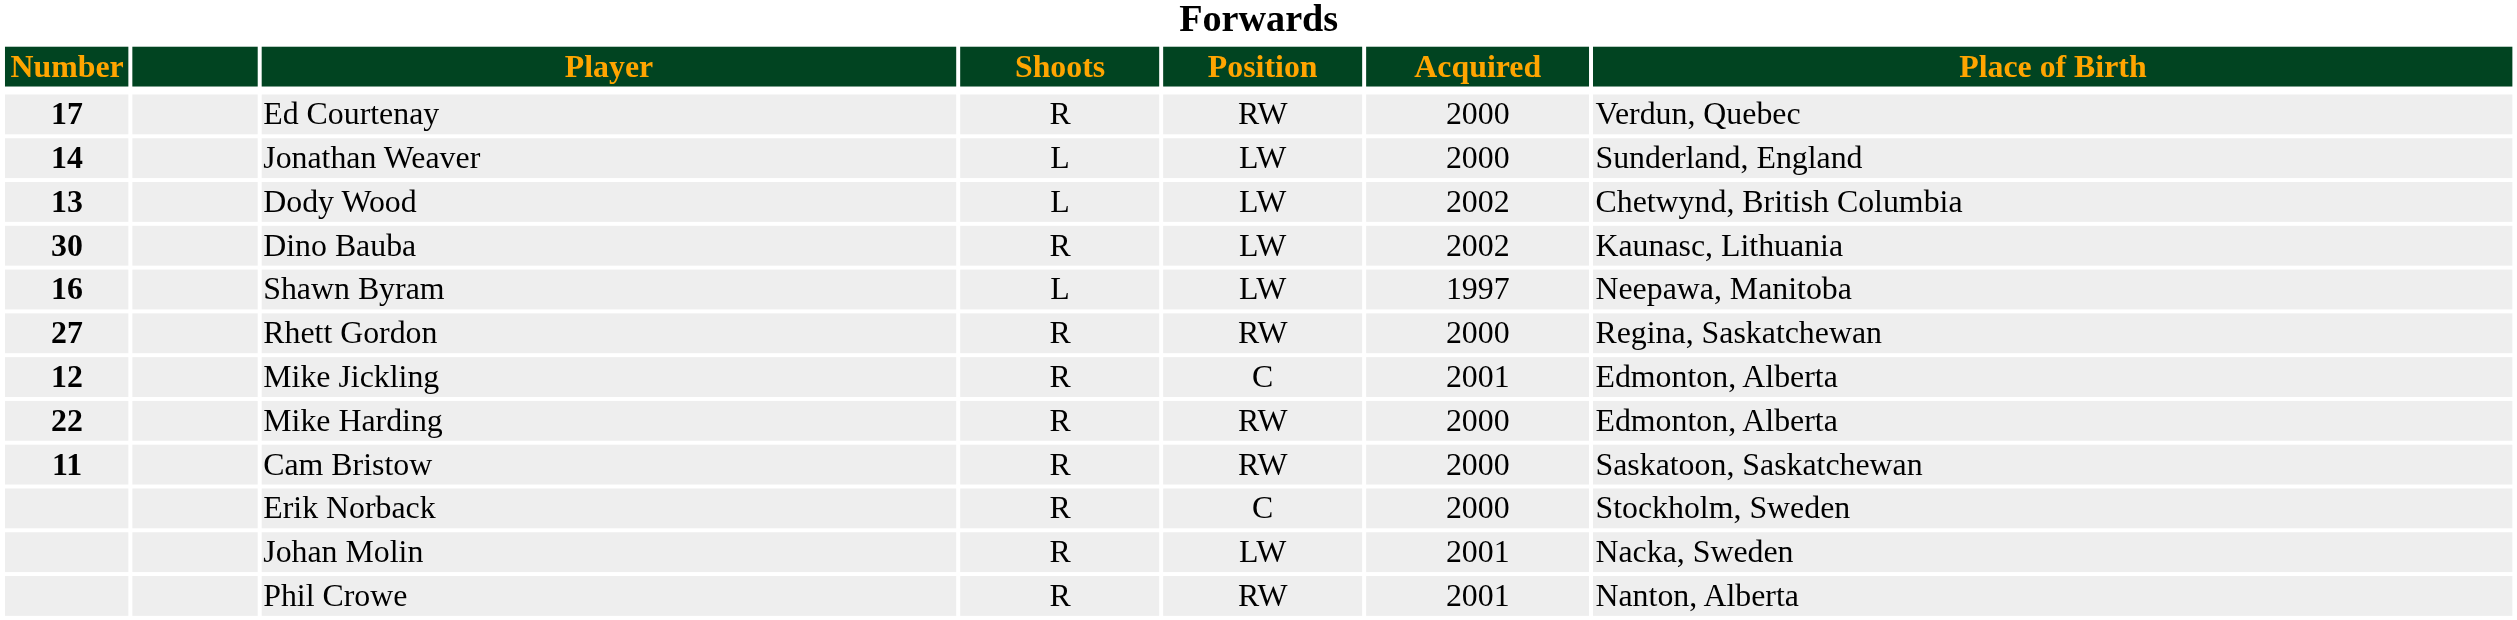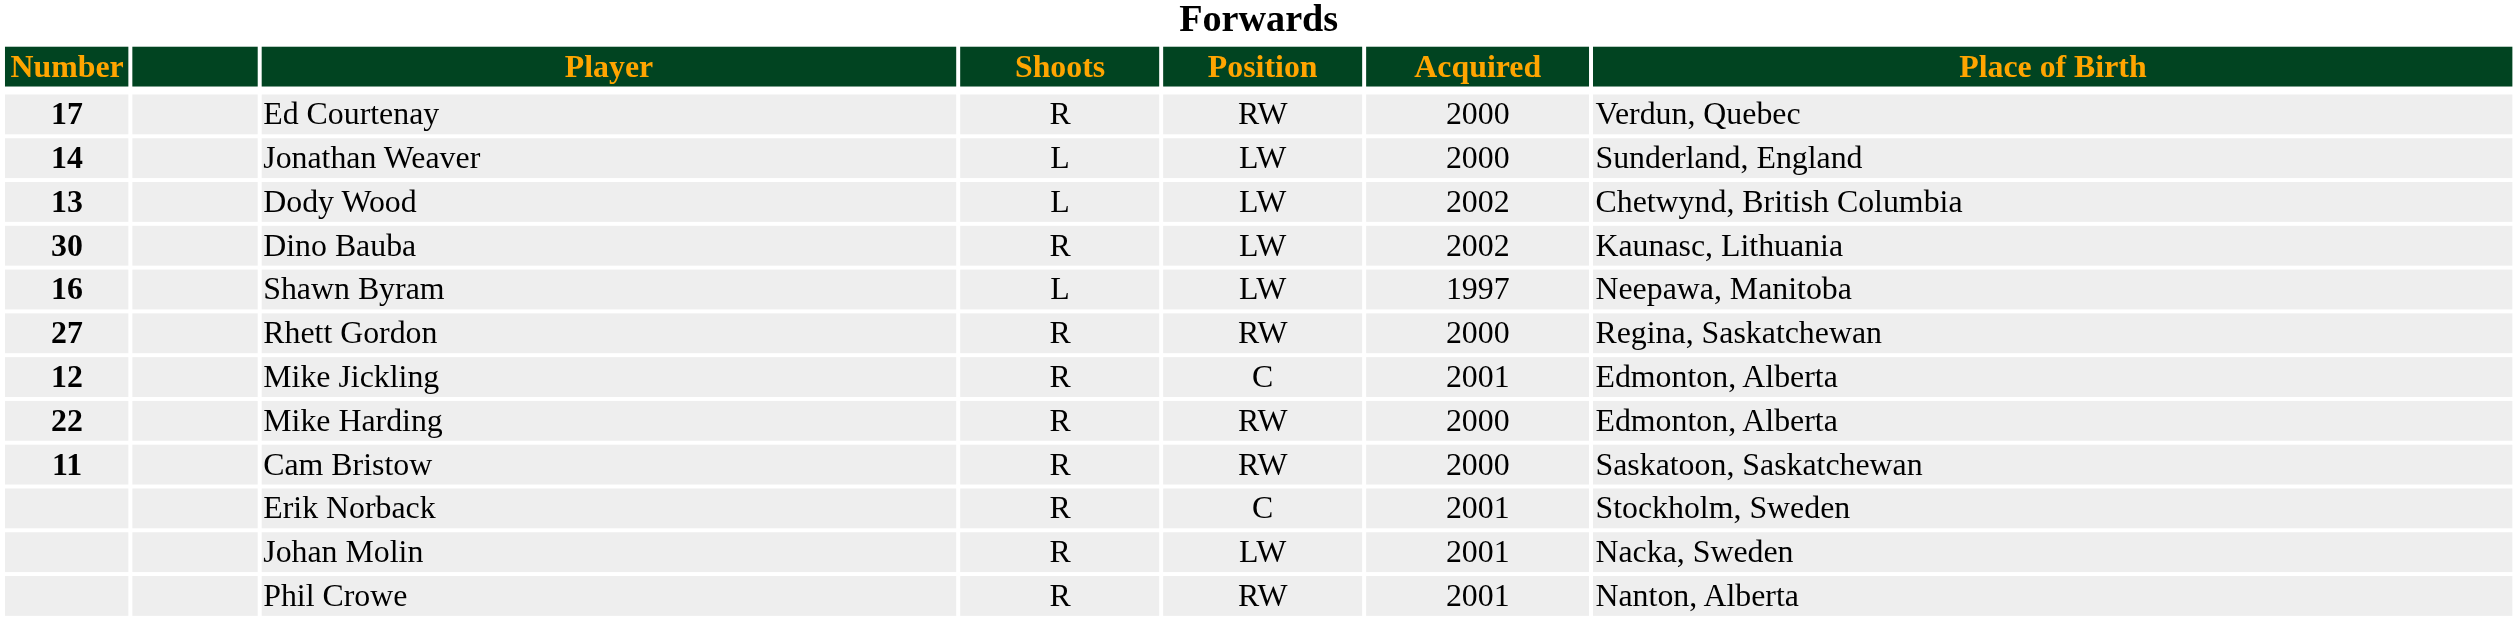(1478, 507) 2000 -> (1478, 507) 2001
